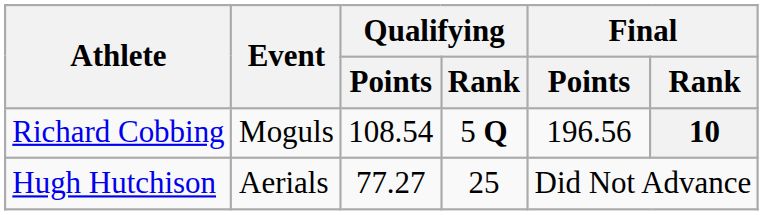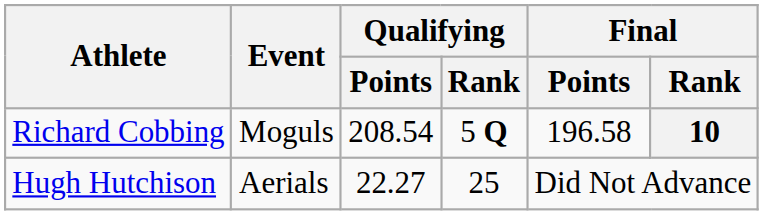(391, 132) 108.54 -> (391, 132) 208.54
(589, 132) 196.56 -> (589, 132) 196.58
(391, 183) 77.27 -> (391, 183) 22.27
